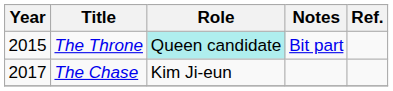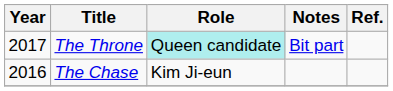(28, 45) 2015 -> (28, 45) 2017
(28, 72) 2017 -> (28, 72) 2016
